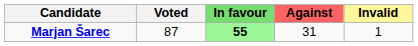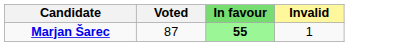- column: (309, 13)
